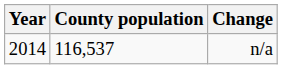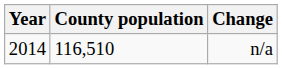(84, 48) 116,537 -> (84, 48) 116,510
